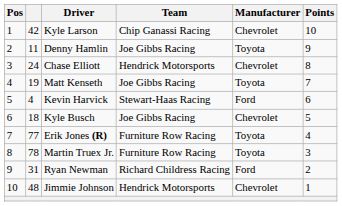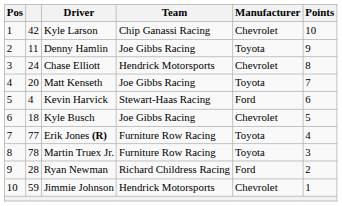(33, 82) 19 -> (33, 82) 20
(33, 169) 31 -> (33, 169) 28
(33, 187) 48 -> (33, 187) 59
